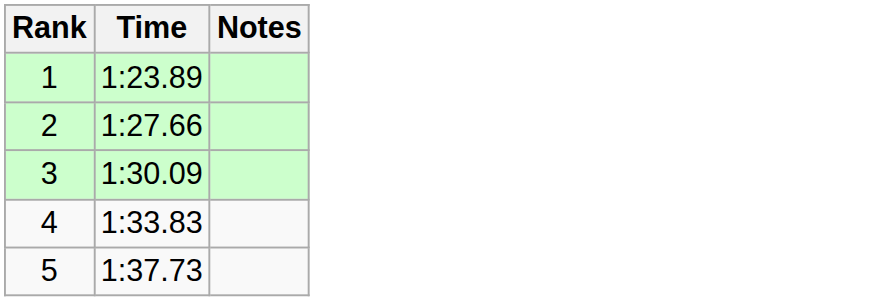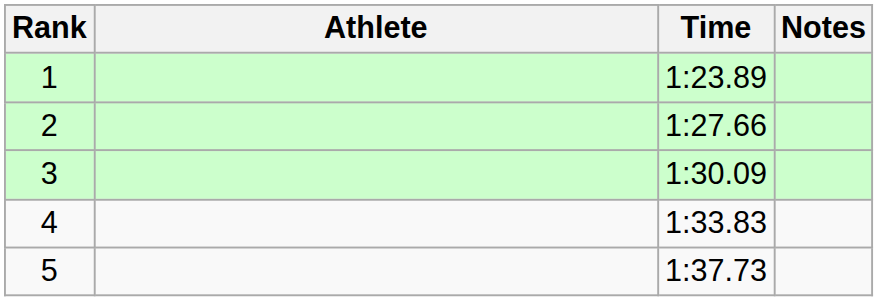+ column: (376, 28)
